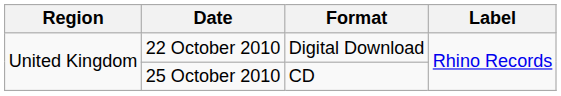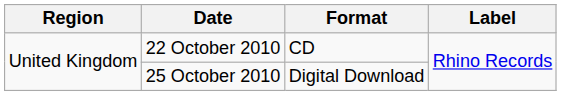(357, 47) Digital Download -> (302, 47) CD
(302, 76) CD -> (357, 76) Digital Download
